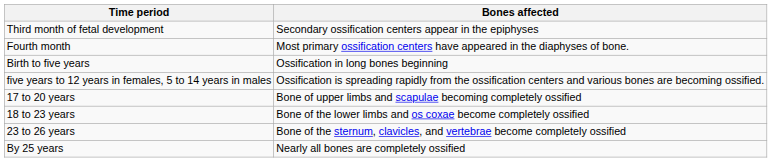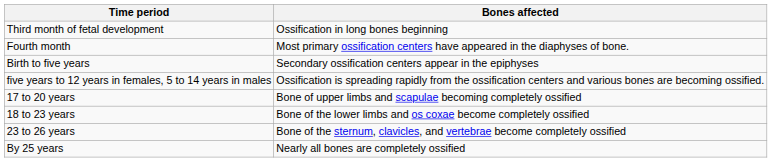(407, 30) Secondary ossification centers appear in the epiphyses -> (362, 30) Ossification in long bones beginning
(362, 64) Ossification in long bones beginning -> (407, 64) Secondary ossification centers appear in the epiphyses
